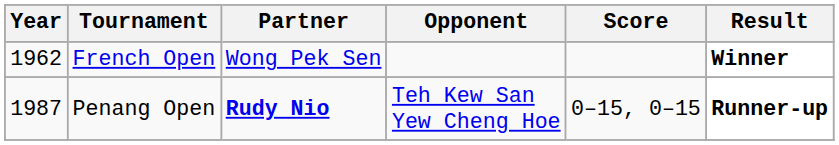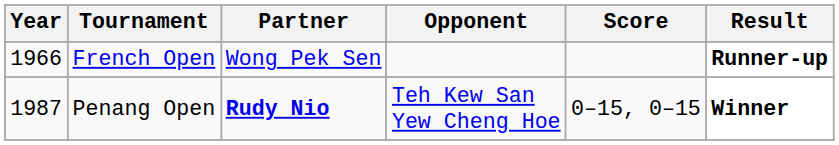(36, 59) 1962 -> (36, 59) 1966
(750, 59) Winner -> (770, 59) Runner-up
(770, 108) Runner-up -> (750, 108) Winner
